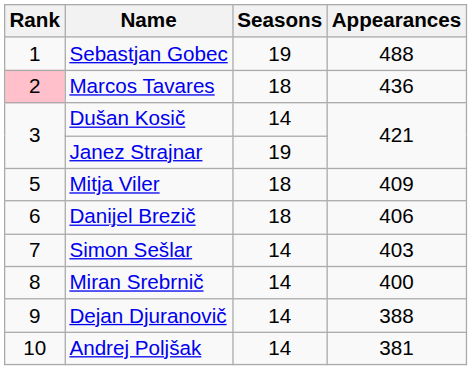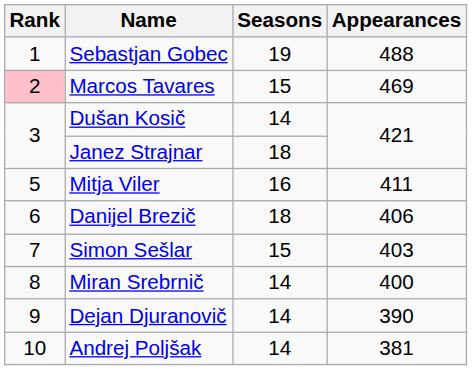(280, 86) 18 -> (280, 86) 15
(396, 86) 436 -> (396, 86) 469
(280, 151) 19 -> (280, 151) 18
(280, 184) 18 -> (280, 184) 16
(396, 184) 409 -> (396, 184) 411
(280, 250) 14 -> (280, 250) 15
(396, 315) 388 -> (396, 315) 390
